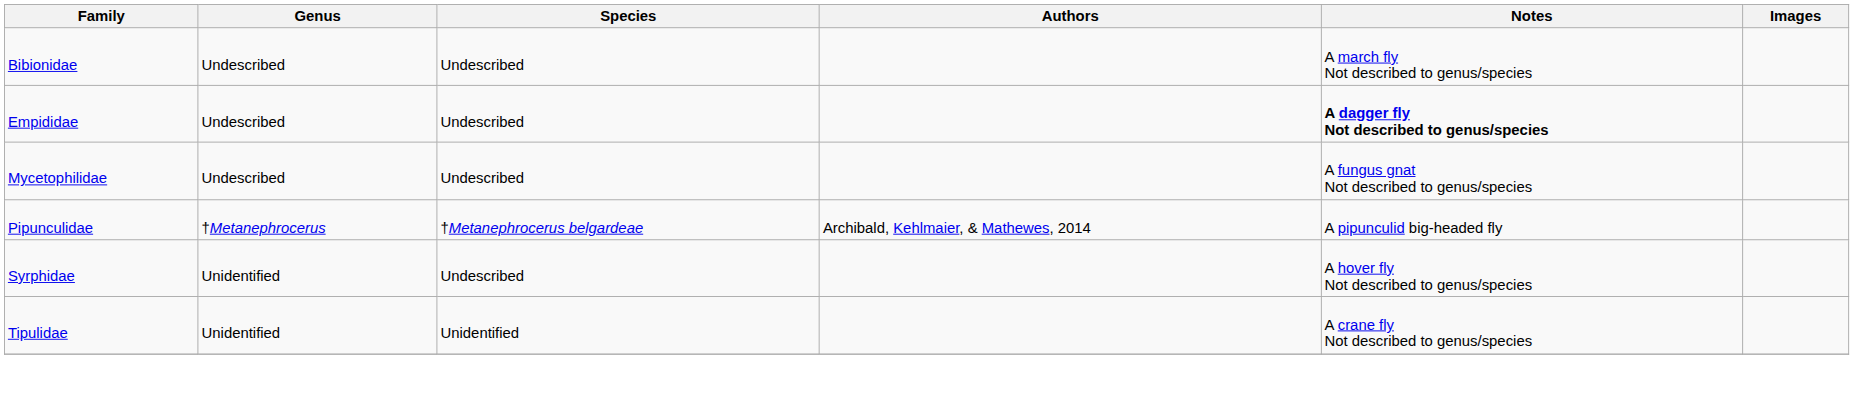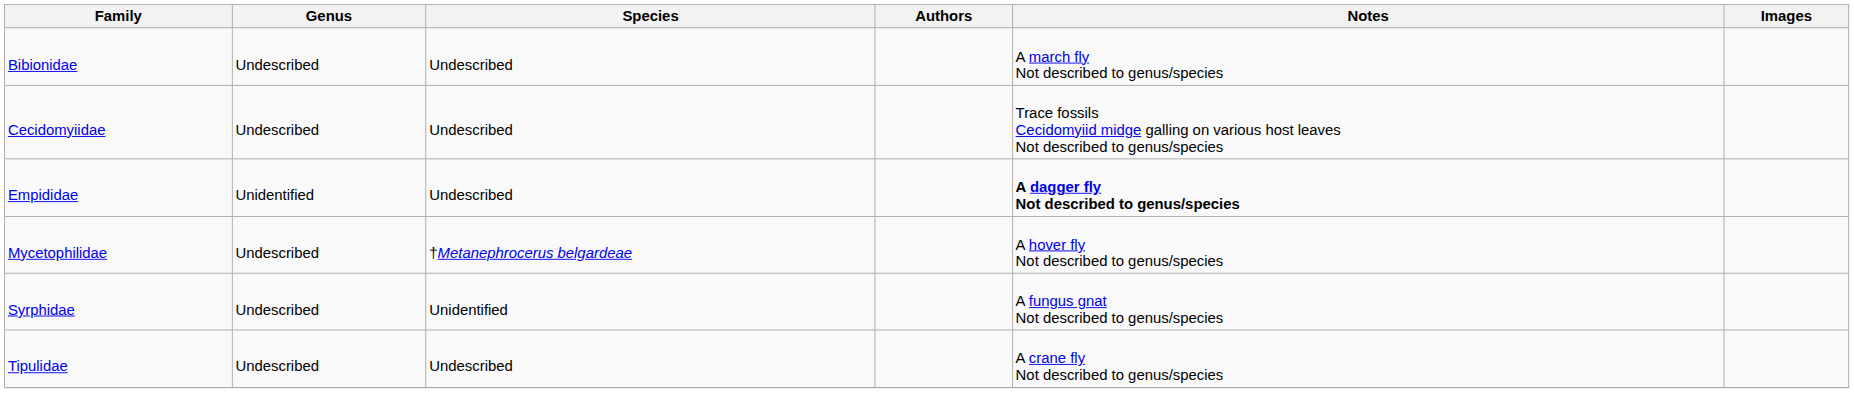+ row: (57, 130)
(243, 122) Undescribed -> (275, 195) Unidentified
(482, 179) Undescribed -> (531, 252) †Metanephrocerus belgardeae
(1428, 179) A fungus gnat Not described to genus/species -> (1119, 252) A hover fly Not described to genus/species
- row: (51, 227)
(241, 276) Unidentified -> (277, 310) Undescribed
(482, 276) Undescribed -> (469, 310) Unidentified
(1428, 276) A hover fly Not described to genus/species -> (1119, 310) A fungus gnat Not described to genus/species
(241, 333) Unidentified -> (277, 367) Undescribed
(480, 333) Unidentified -> (471, 367) Undescribed
